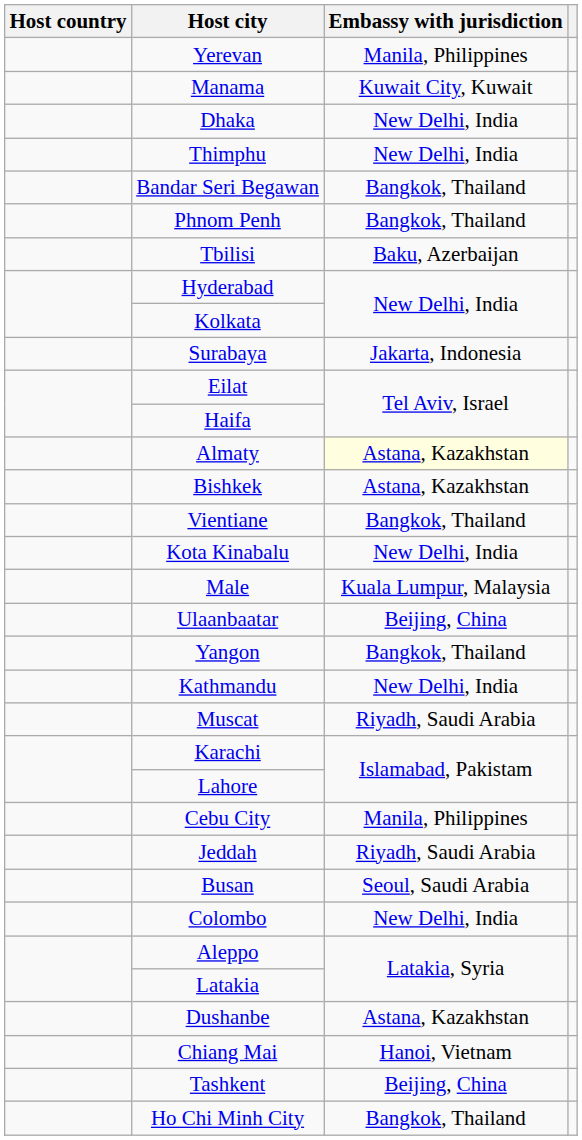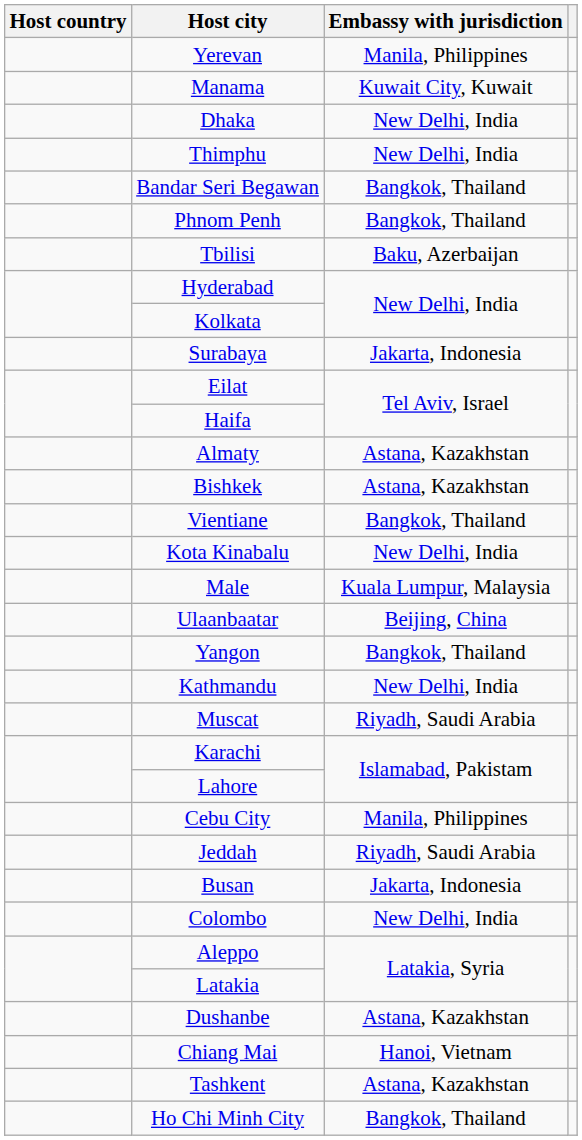(446, 453) lightyellow background -> (446, 453) no background
(446, 885) Seoul, Saudi Arabia -> (446, 885) Jakarta, Indonesia
(446, 1084) Beijing, China -> (446, 1084) Astana, Kazakhstan
